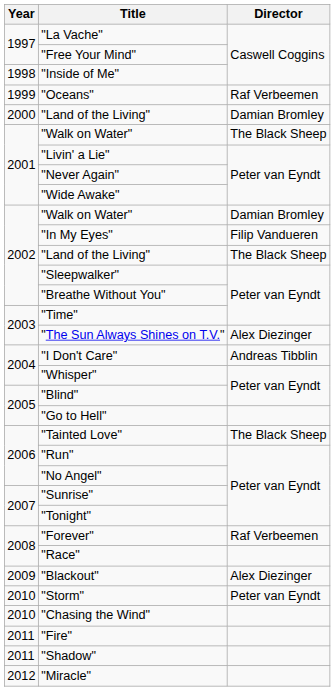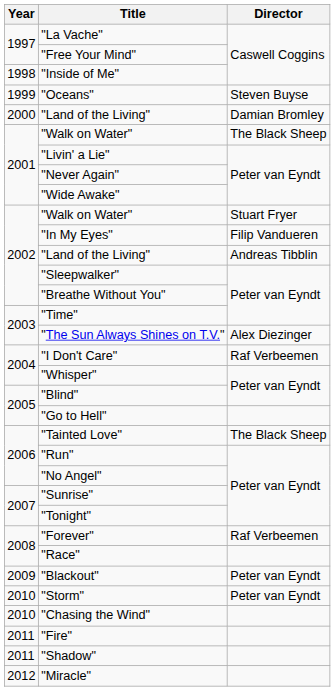(274, 94) Raf Verbeemen -> (269, 94) Steven Buyse
(277, 214) Damian Bromley -> (264, 214) Stuart Fryer
(278, 255) The Black Sheep -> (274, 255) Andreas Tibblin
(274, 355) Andreas Tibblin -> (274, 355) Raf Verbeemen
(271, 575) Alex Diezinger -> (275, 575) Peter van Eyndt
